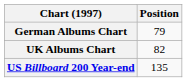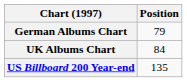(159, 49) 82 -> (159, 49) 84
